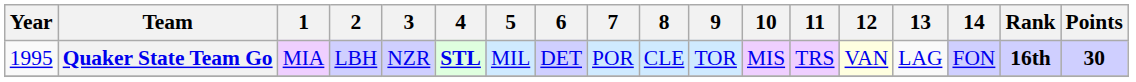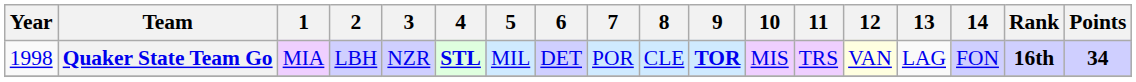(31, 57) 1995 -> (31, 57) 1998
(716, 57) normal -> (717, 57) bold
(1094, 57) 30 -> (1098, 57) 34
